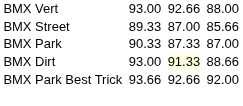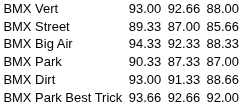+ row: (38, 44)
(184, 62) lightyellow background -> (184, 80) no background
